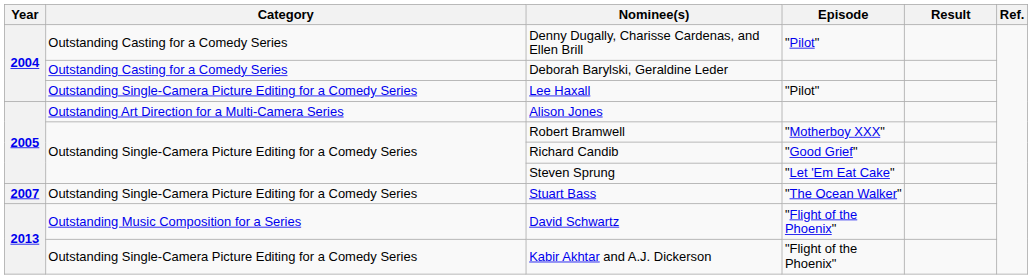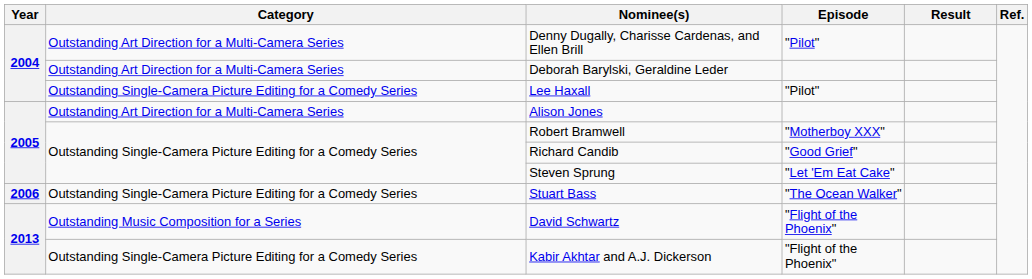(168, 42) Outstanding Casting for a Comedy Series -> (196, 42) Outstanding Art Direction for a Multi-Camera Series
(168, 70) Outstanding Casting for a Comedy Series -> (196, 70) Outstanding Art Direction for a Multi-Camera Series
(25, 193) 2007 -> (25, 193) 2006
